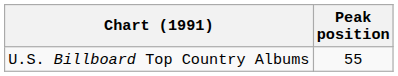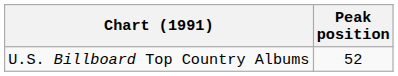(353, 59) 55 -> (353, 59) 52
